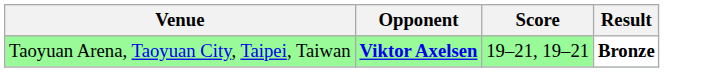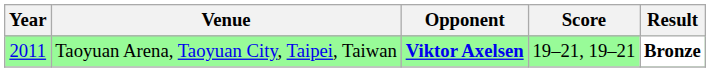+ column: (28, 20)
